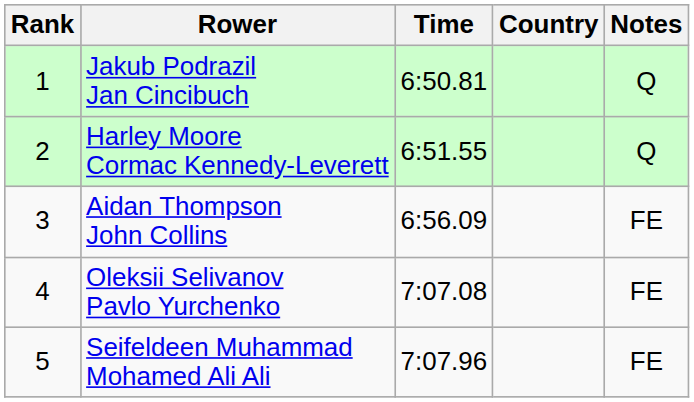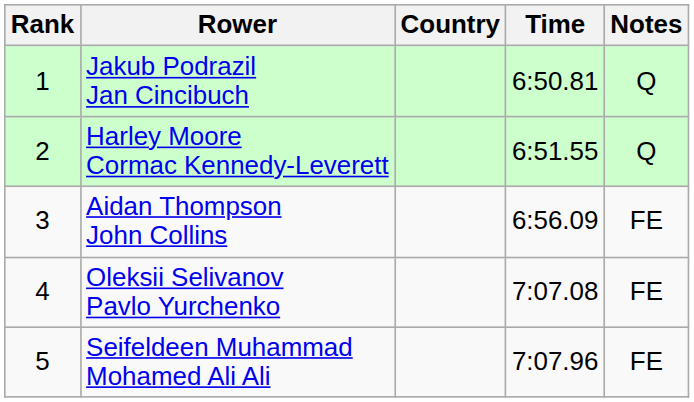columns swapped: (549, 25) <-> (444, 25)
